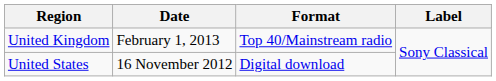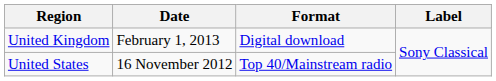(316, 40) Top 40/Mainstream radio -> (292, 40) Digital download
(292, 64) Digital download -> (316, 64) Top 40/Mainstream radio
